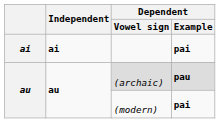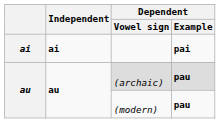(182, 104) pai -> (182, 104) pau
